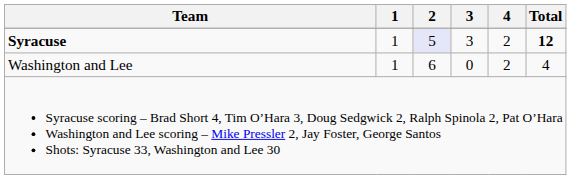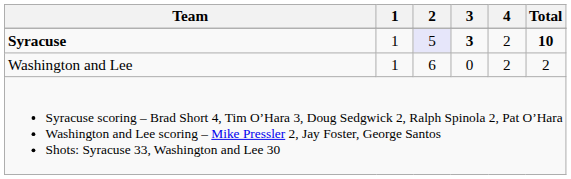(469, 40) normal -> (469, 40) bold
(546, 40) 12 -> (546, 40) 10
(546, 64) 4 -> (546, 64) 2
